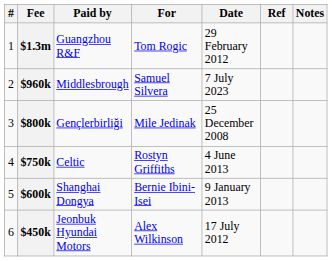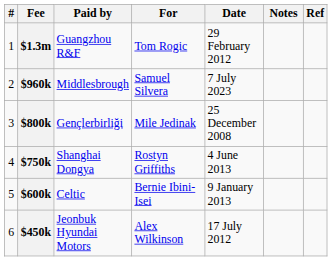columns swapped: (310, 13) <-> (277, 13)
(70, 162) Celtic -> (79, 162) Shanghai Dongya
(78, 194) Shanghai Dongya -> (71, 194) Celtic
